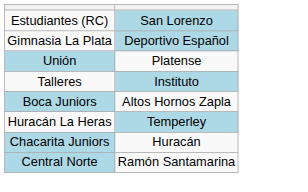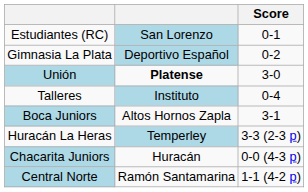+ column: (271, 14)
(177, 61) normal -> (177, 75) bold
